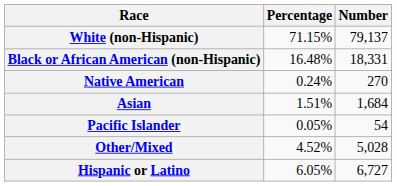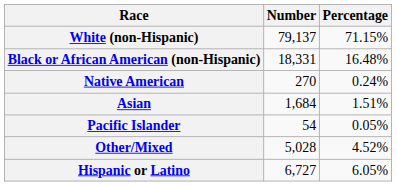columns swapped: (363, 15) <-> (299, 15)
